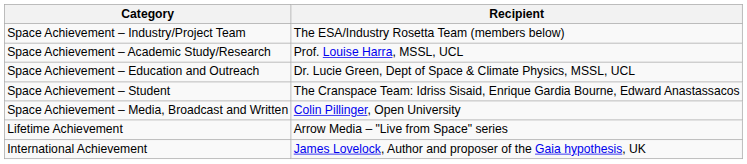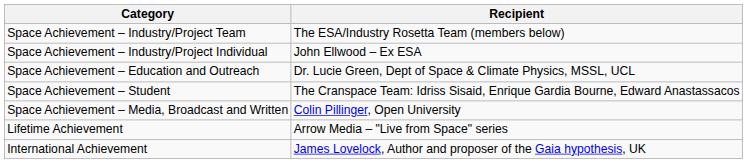+ row: (137, 52)
- row: (139, 52)
